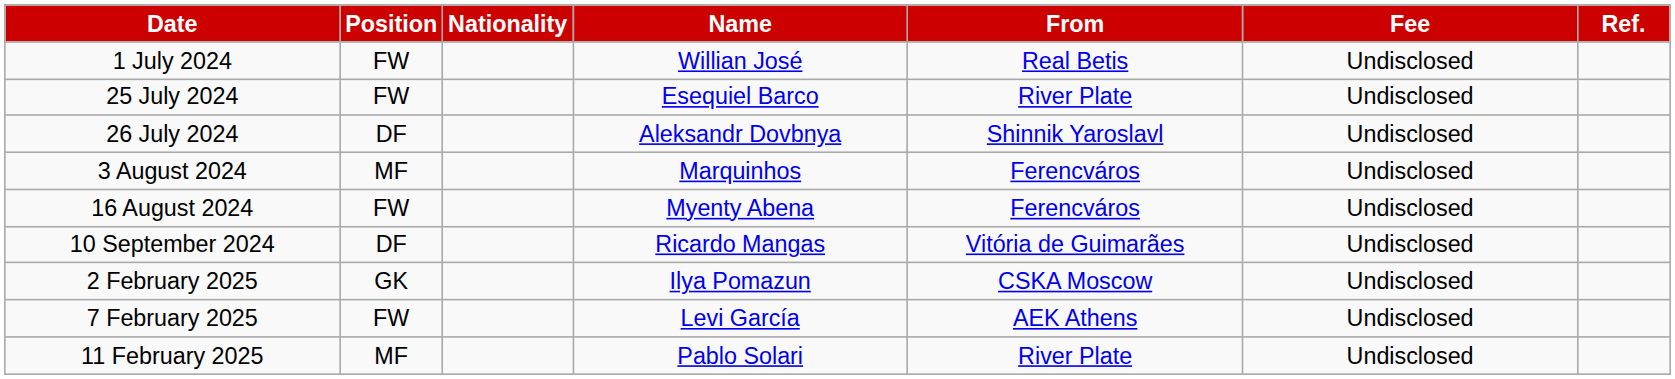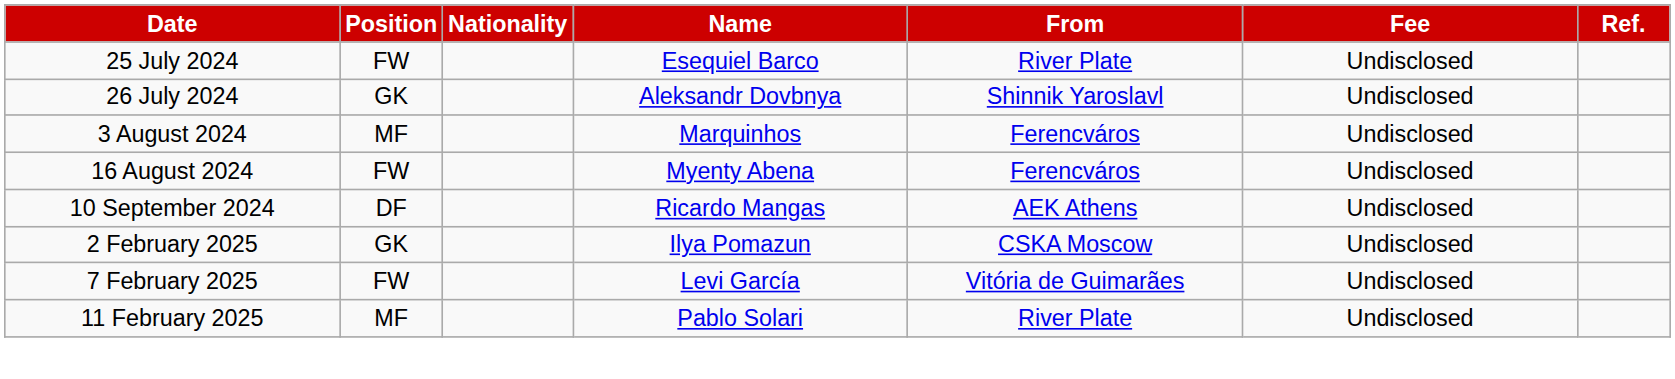- row: (172, 60)
(391, 134) DF -> (391, 97) GK
(1075, 245) Vitória de Guimarães -> (1075, 208) AEK Athens
(1075, 318) AEK Athens -> (1075, 282) Vitória de Guimarães
